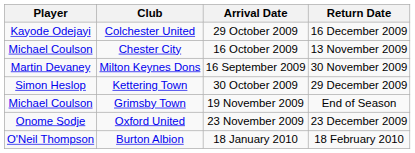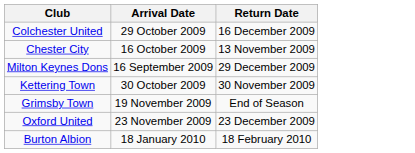- column: (51, 13)
(359, 67) 30 November 2009 -> (267, 67) 29 December 2009
(359, 85) 29 December 2009 -> (267, 85) 30 November 2009
